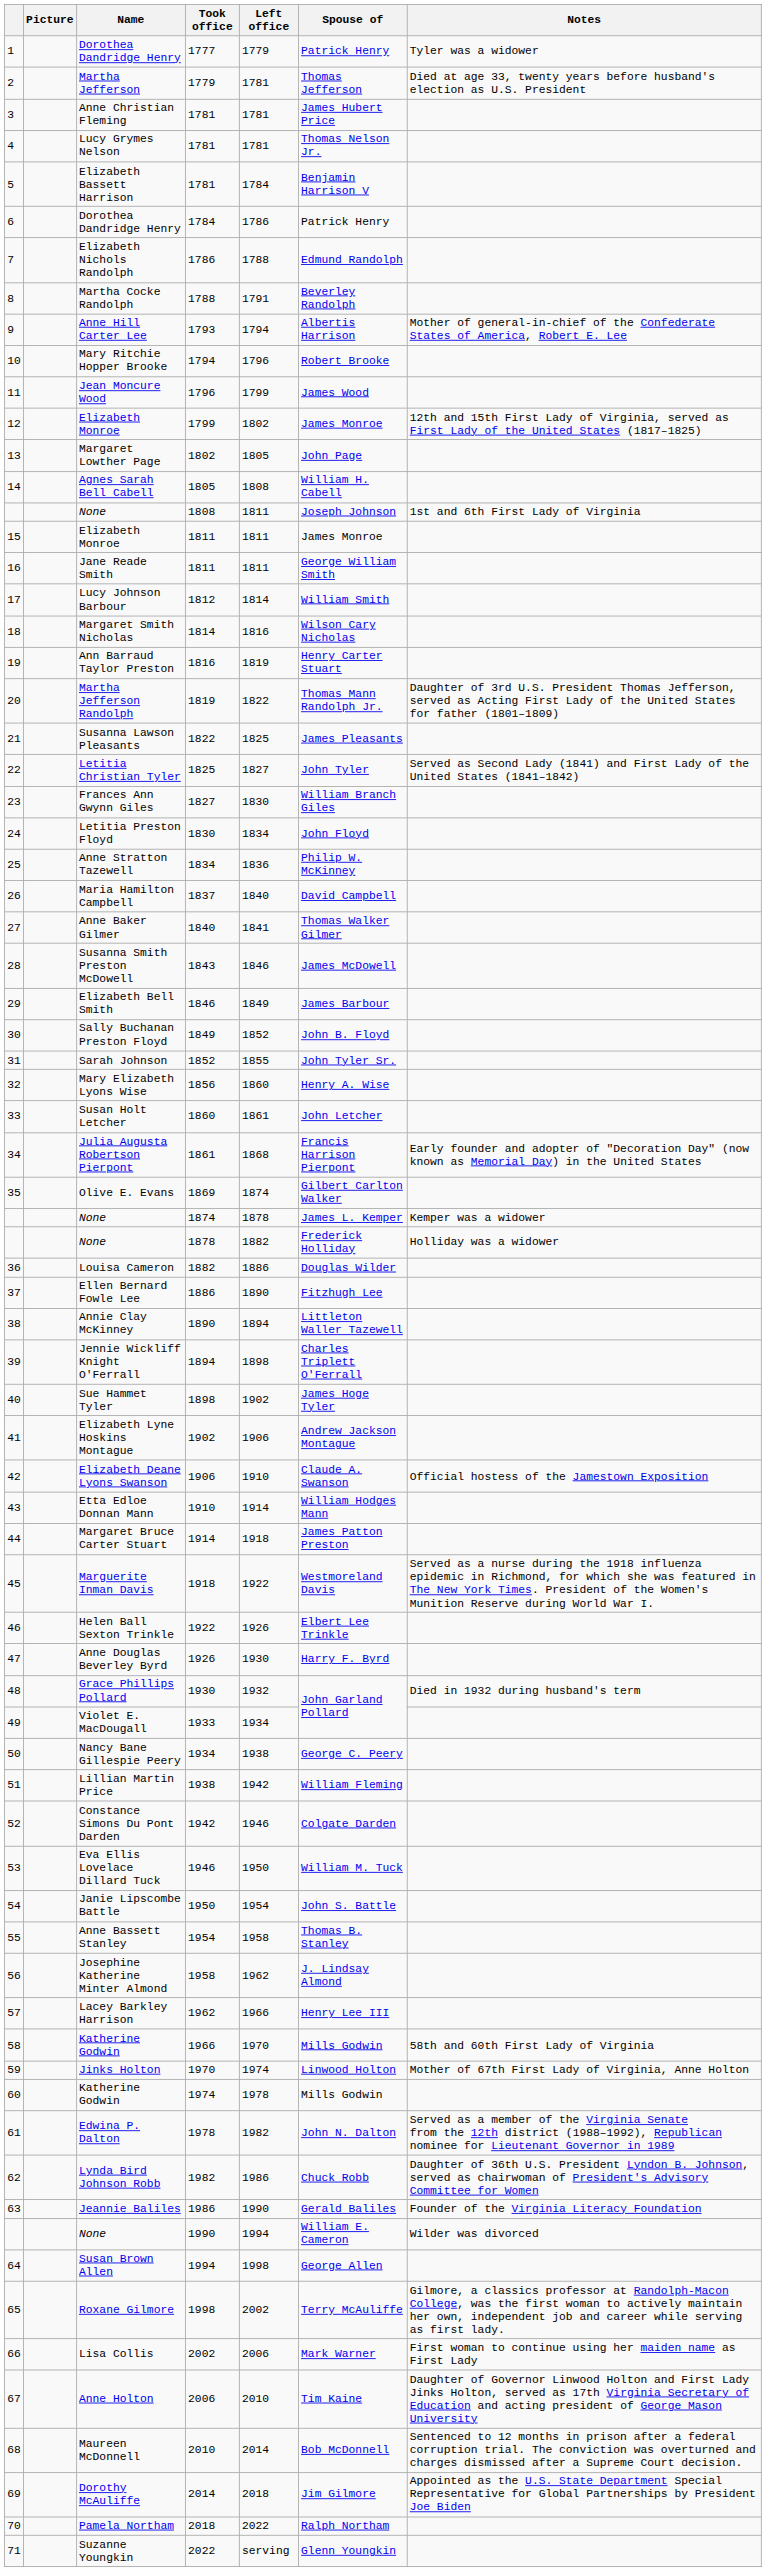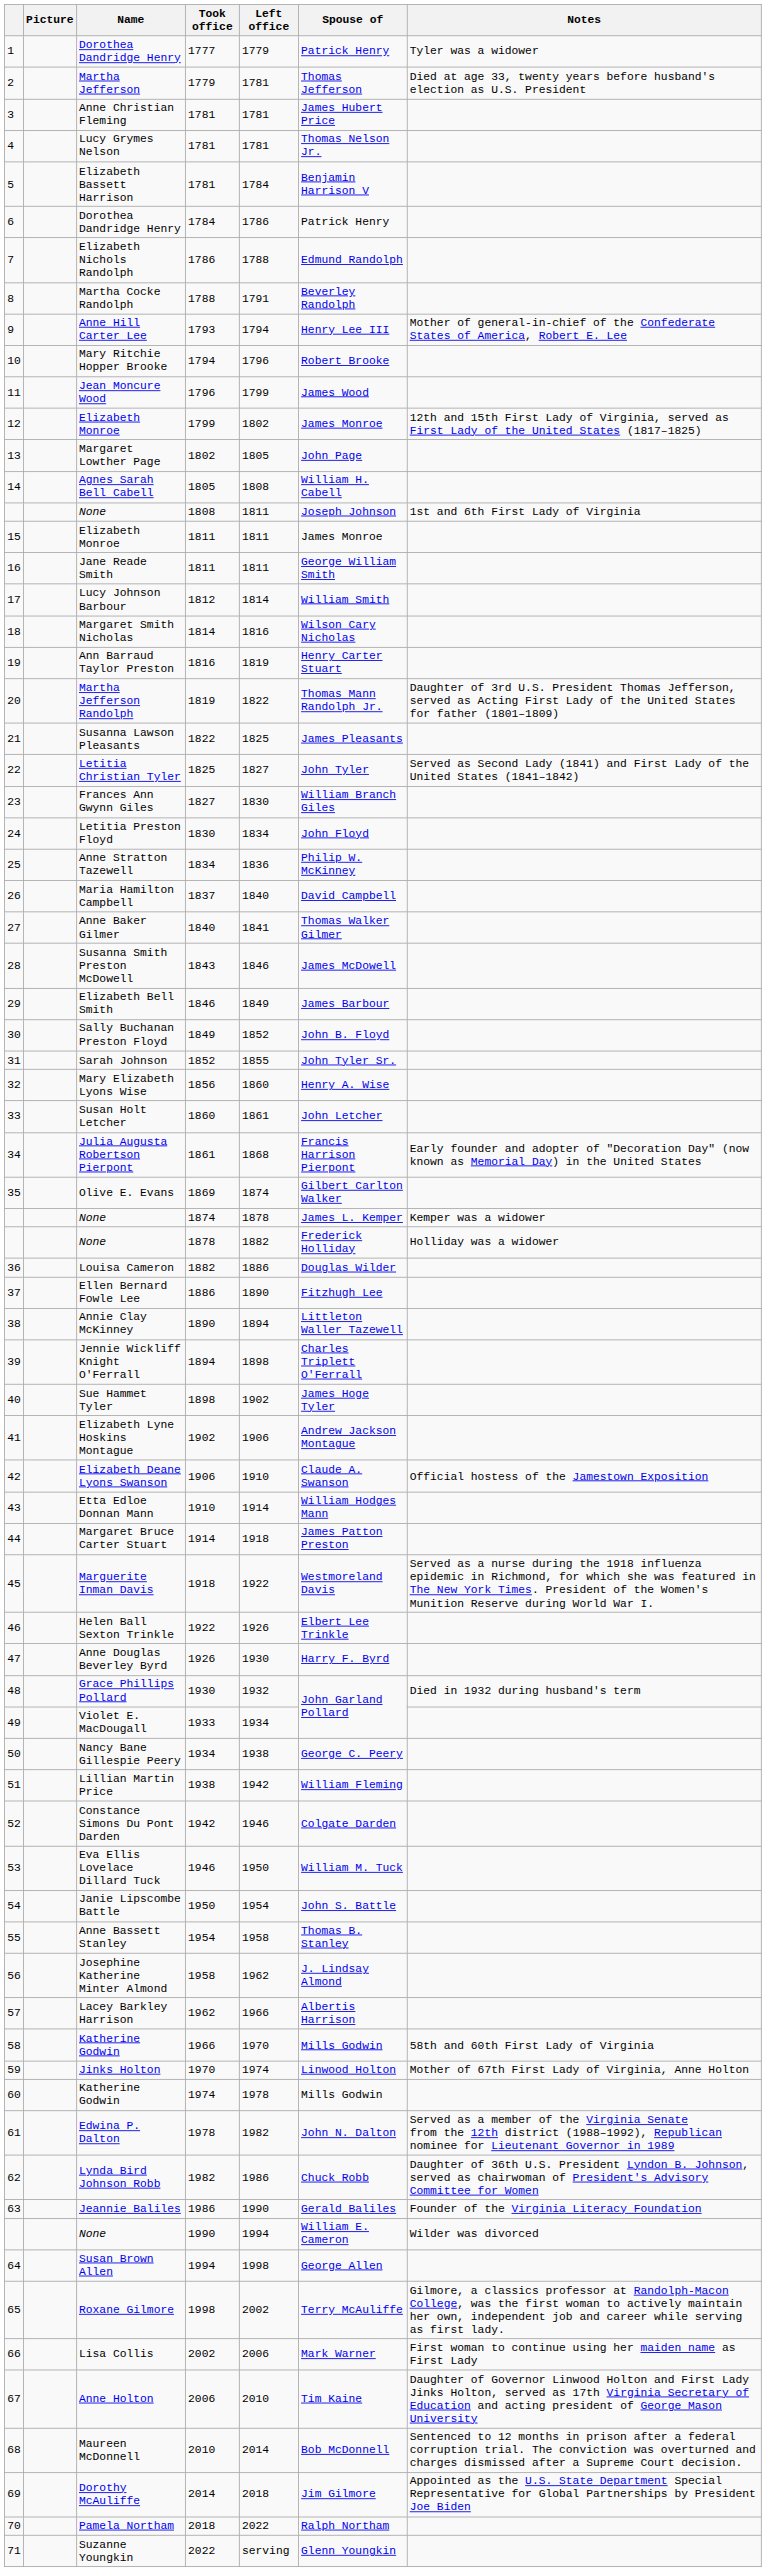(328, 330) Albertis Harrison -> (345, 330) Henry Lee III
(345, 2014) Henry Lee III -> (328, 2014) Albertis Harrison
